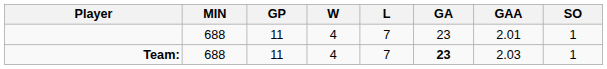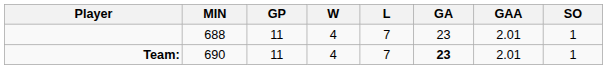(215, 54) 688 -> (215, 54) 690
(508, 54) 2.03 -> (508, 54) 2.01
